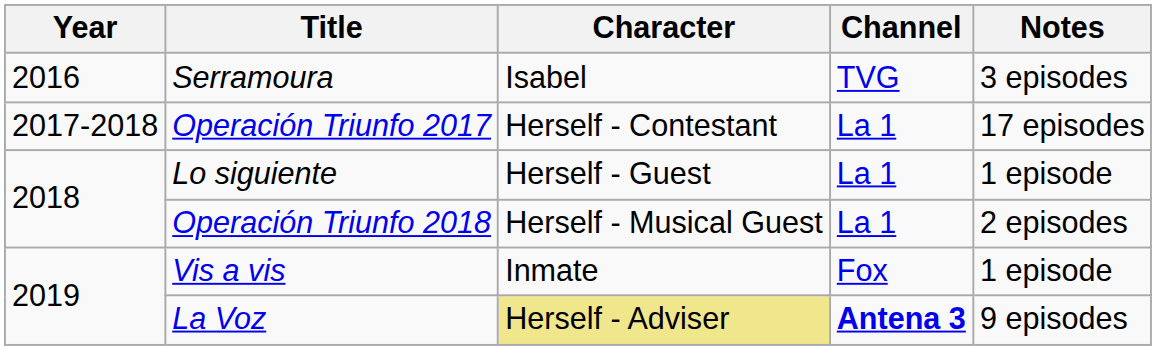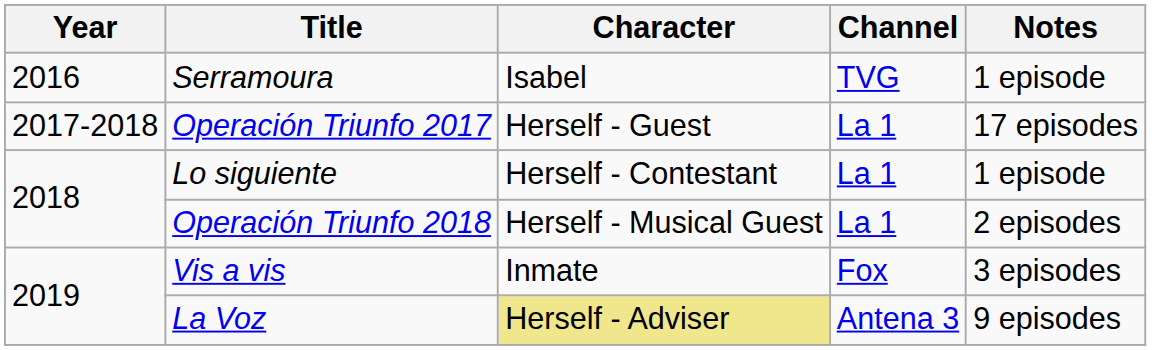(1054, 77) 3 episodes -> (1040, 77) 1 episode
(641, 125) Herself - Contestant -> (608, 125) Herself - Guest
(608, 174) Herself - Guest -> (641, 174) Herself - Contestant
(1046, 271) 1 episode -> (1047, 271) 3 episodes
(901, 319) bold -> (898, 319) normal
